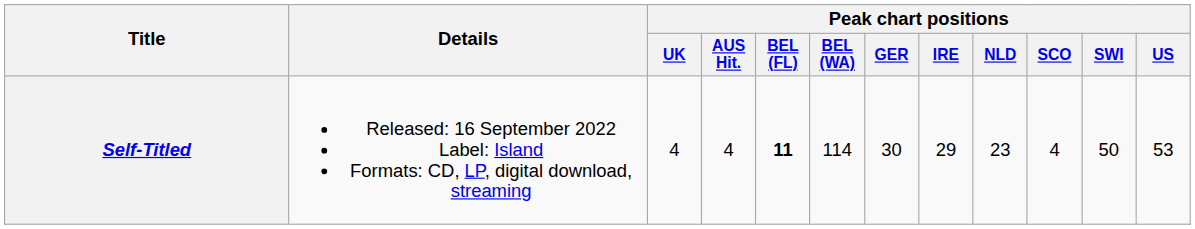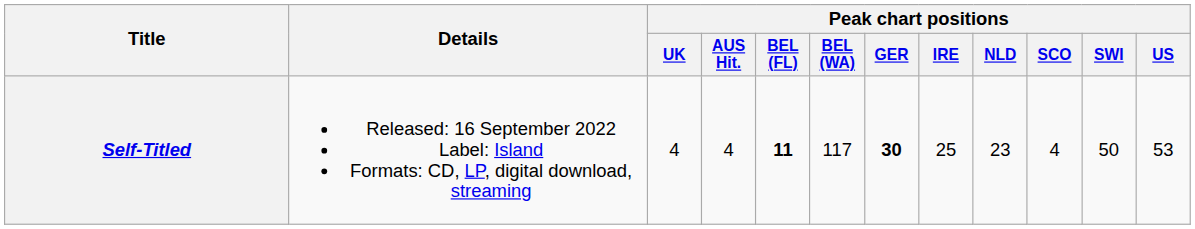(837, 149) 114 -> (837, 149) 117
(892, 149) normal -> (892, 149) bold
(946, 149) 29 -> (946, 149) 25
